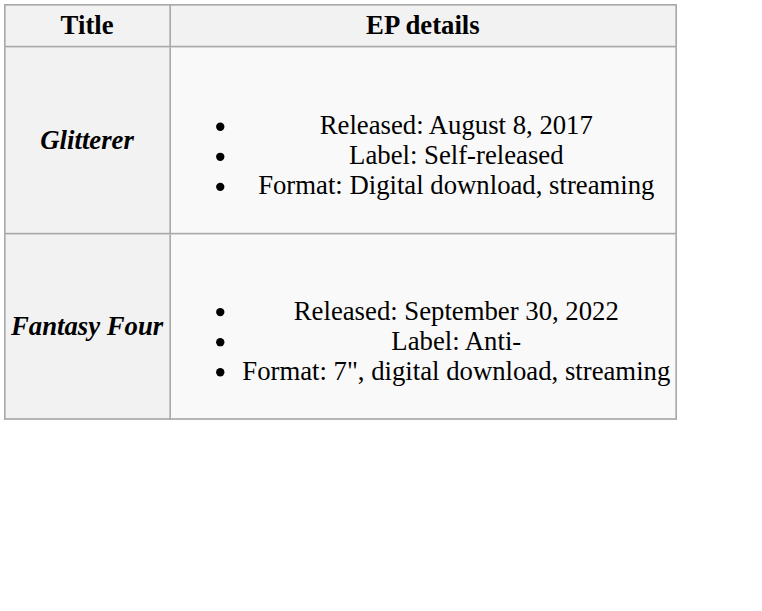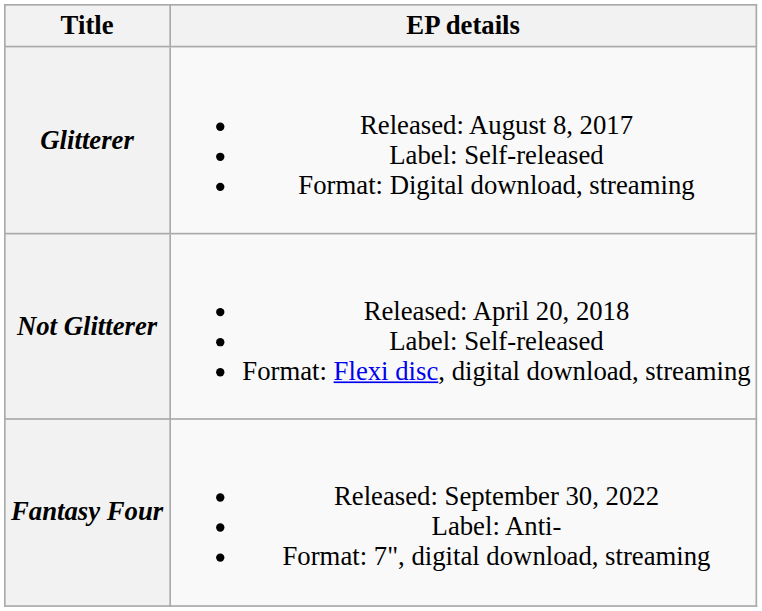+ row: (87, 325)
